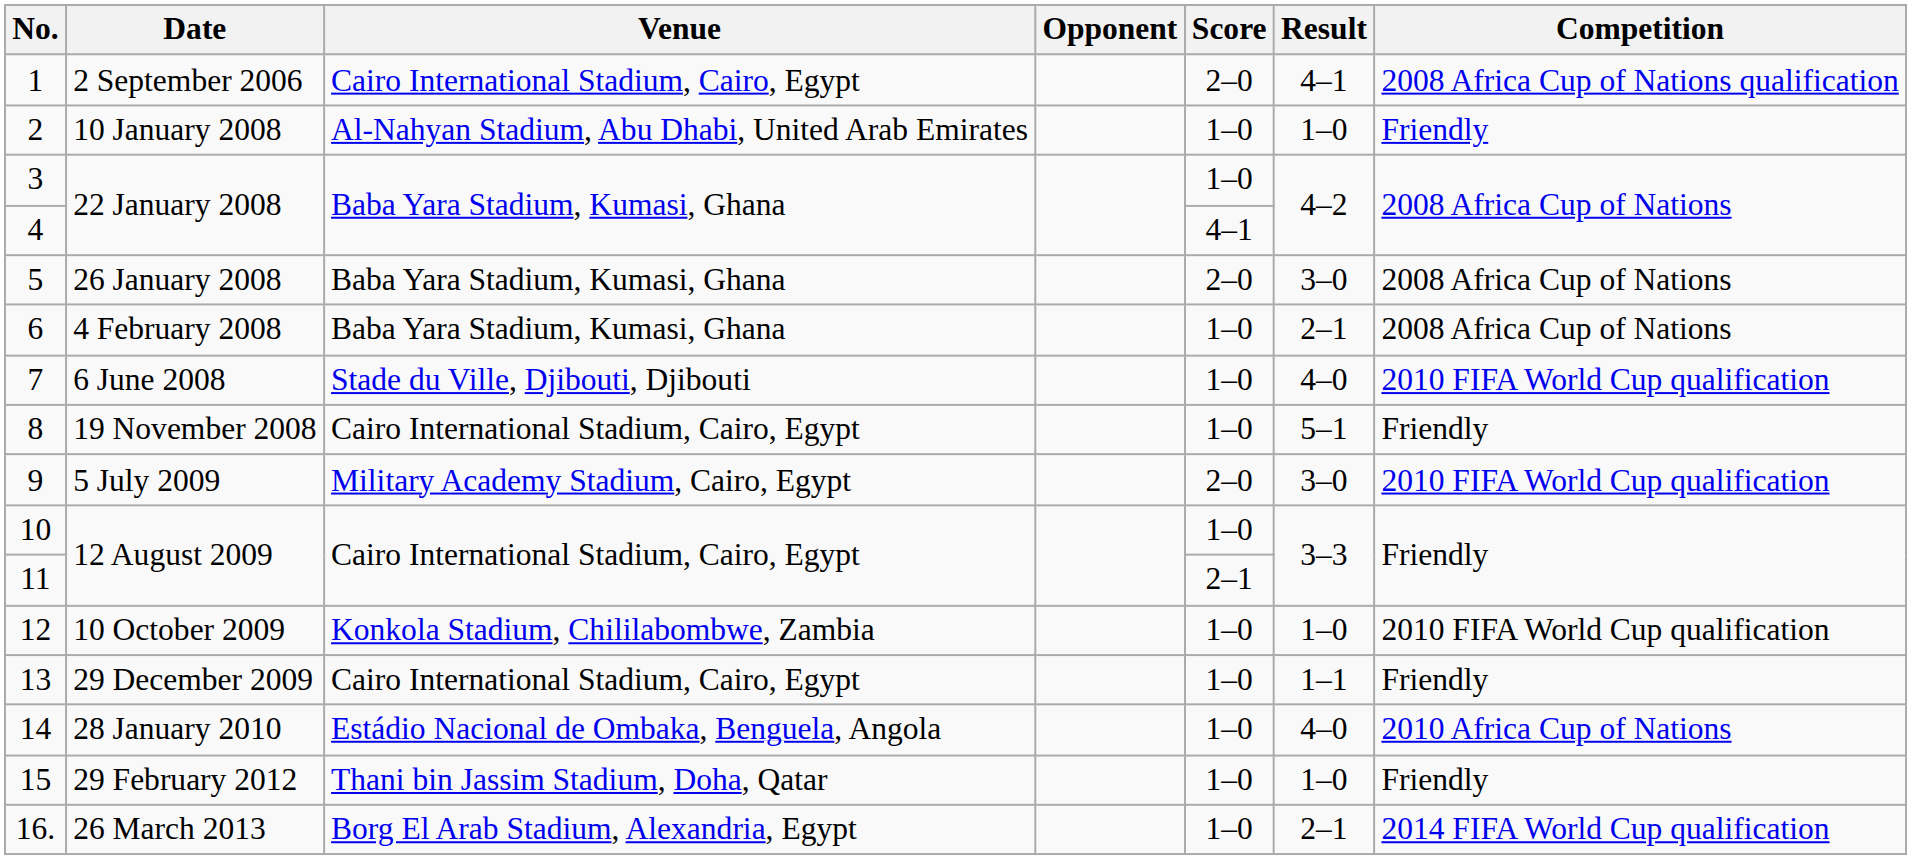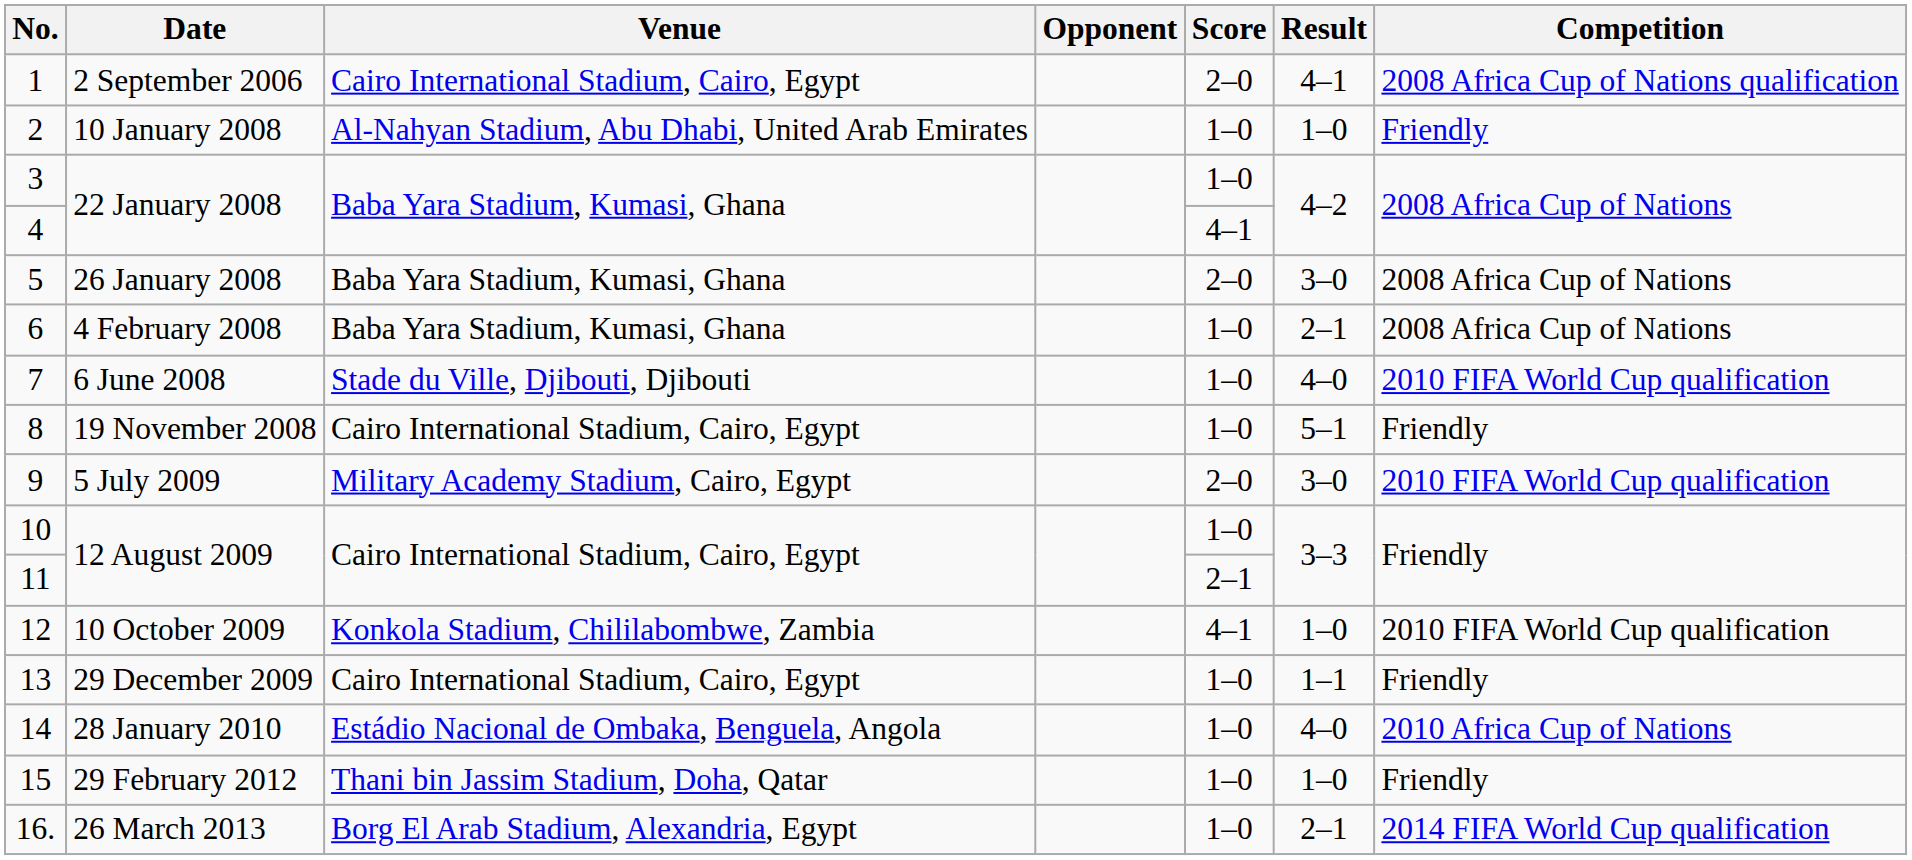(1229, 629) 1–0 -> (1229, 629) 4–1
